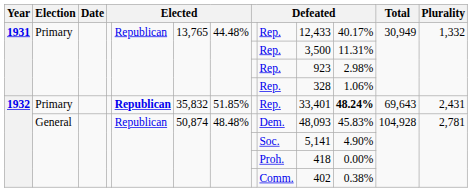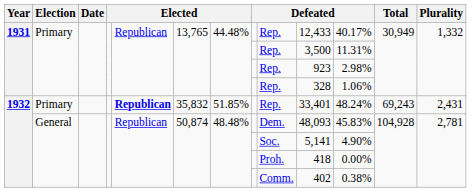(355, 104) bold -> (354, 104) normal
(400, 104) 69,643 -> (398, 104) 69,243
